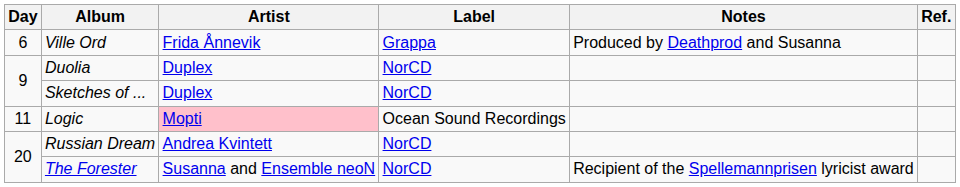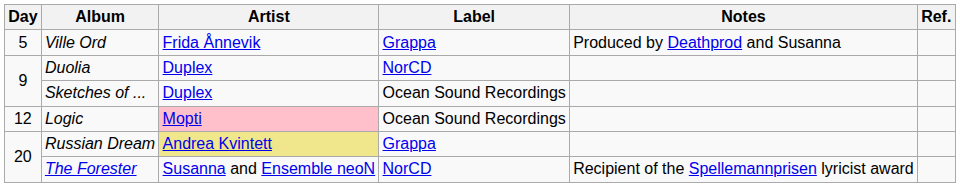(23, 42) 6 -> (23, 42) 5
(407, 93) NorCD -> (474, 93) Ocean Sound Recordings
(23, 118) 11 -> (23, 118) 12
(217, 144) no background -> (217, 144) khaki background
(407, 144) NorCD -> (409, 144) Grappa
